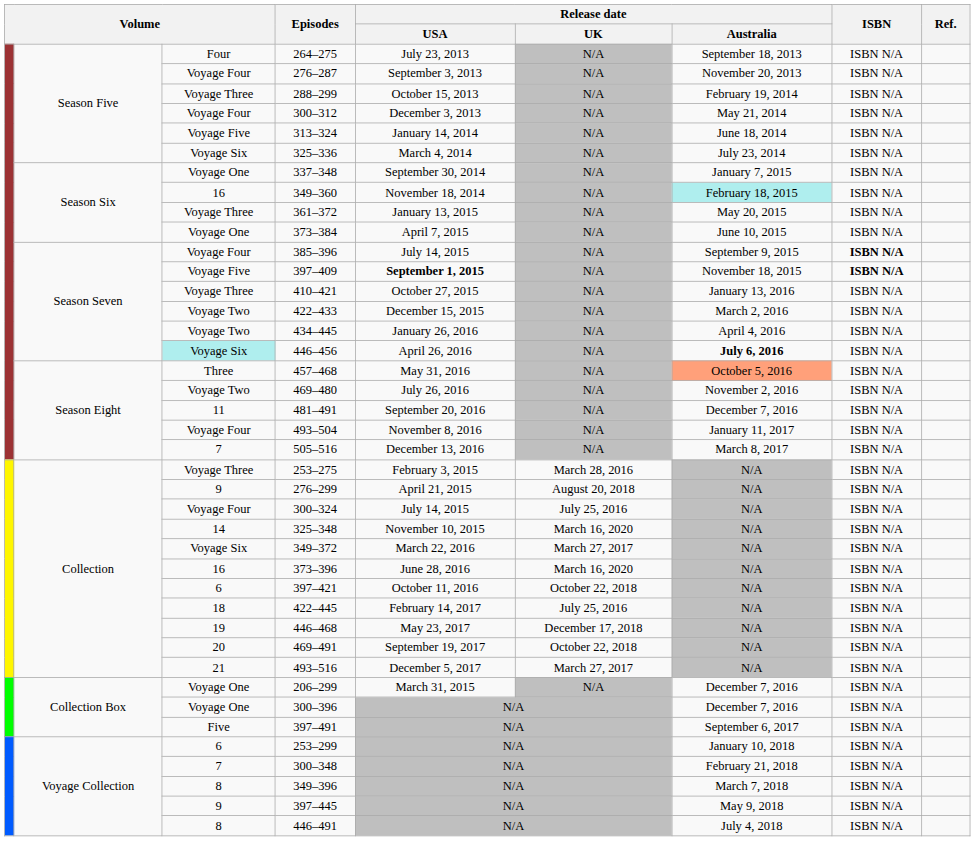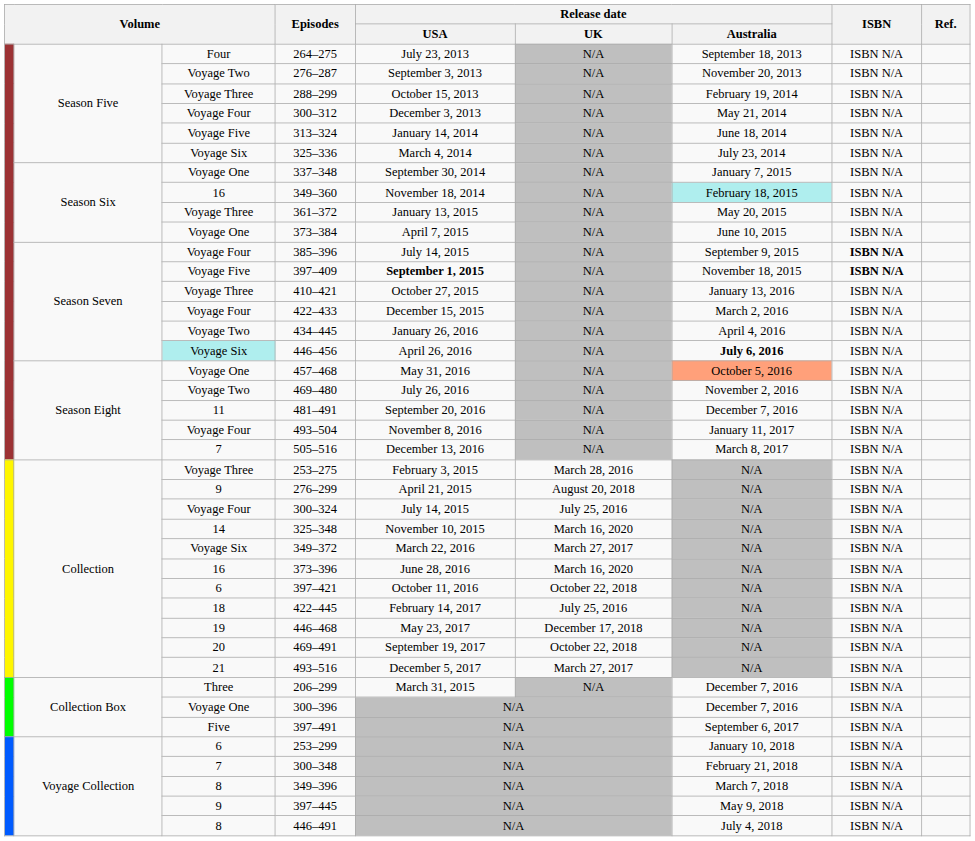(219, 73) Voyage Four -> (219, 73) Voyage Two
(219, 311) Voyage Two -> (219, 311) Voyage Four
(219, 370) Three -> (219, 370) Voyage One
(219, 687) Voyage One -> (219, 687) Three
